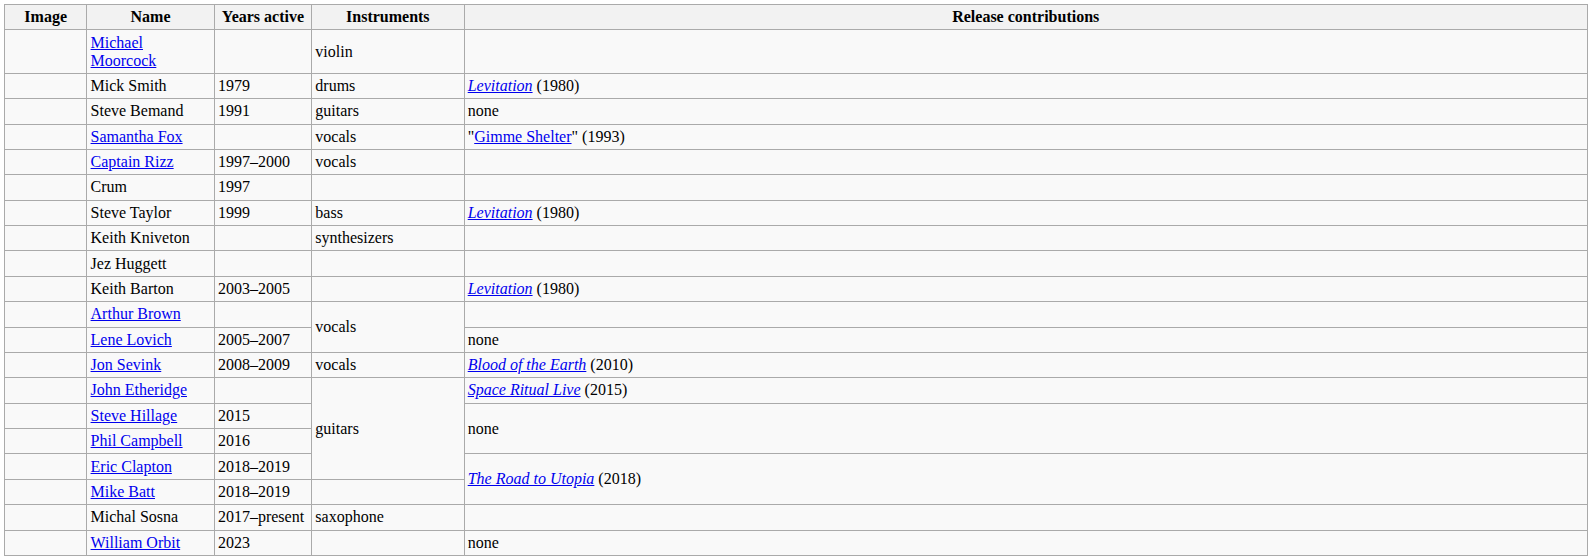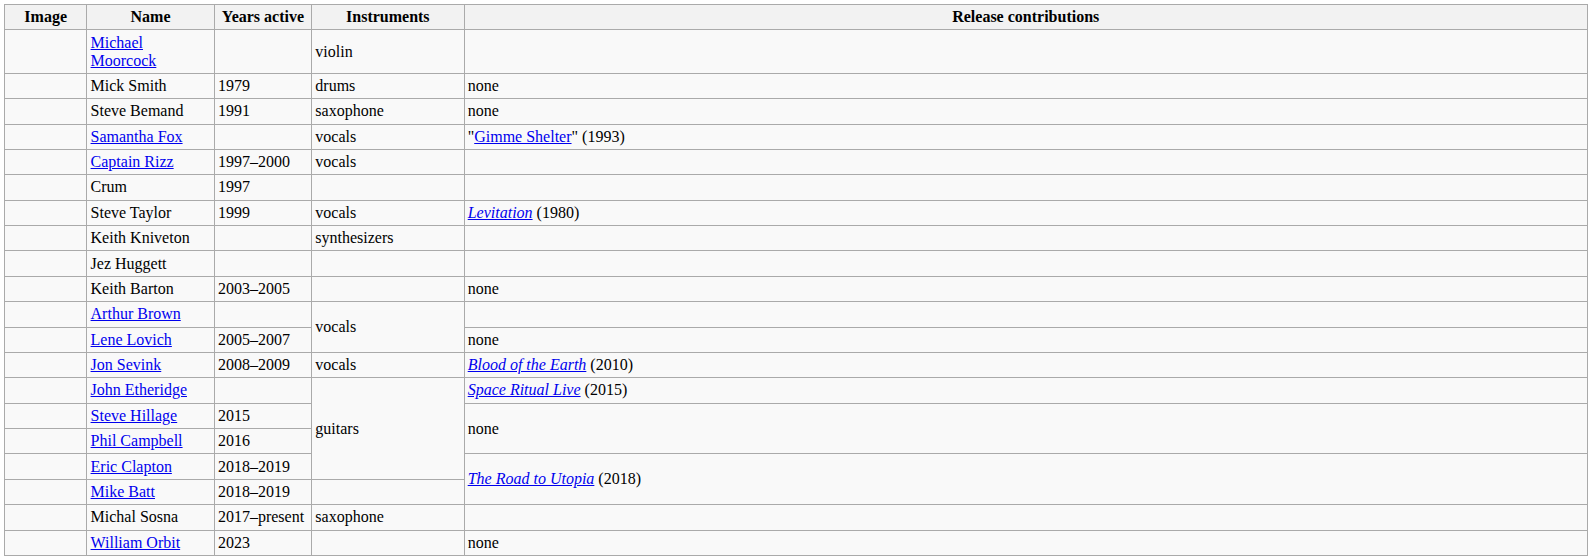(523, 85) Levitation (1980) -> (483, 85) none
(337, 111) guitars -> (350, 111) saxophone
(329, 212) bass -> (336, 212) vocals
(523, 288) Levitation (1980) -> (483, 288) none
